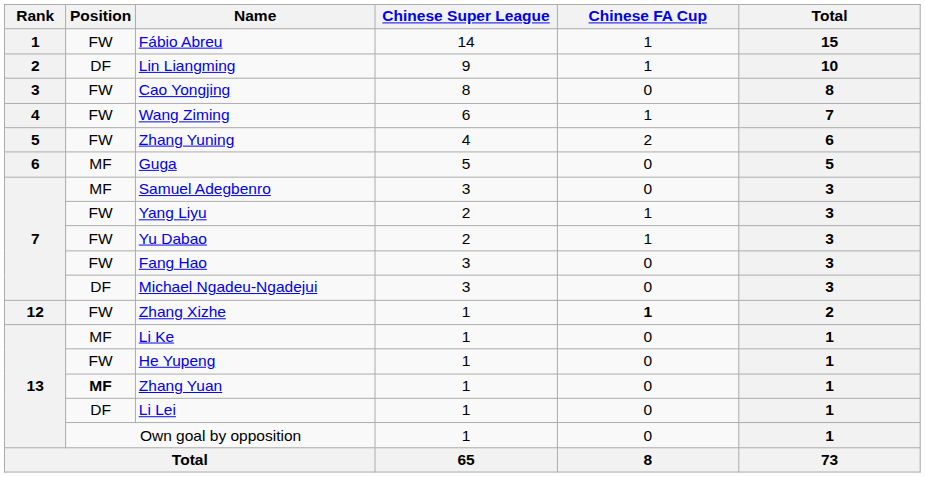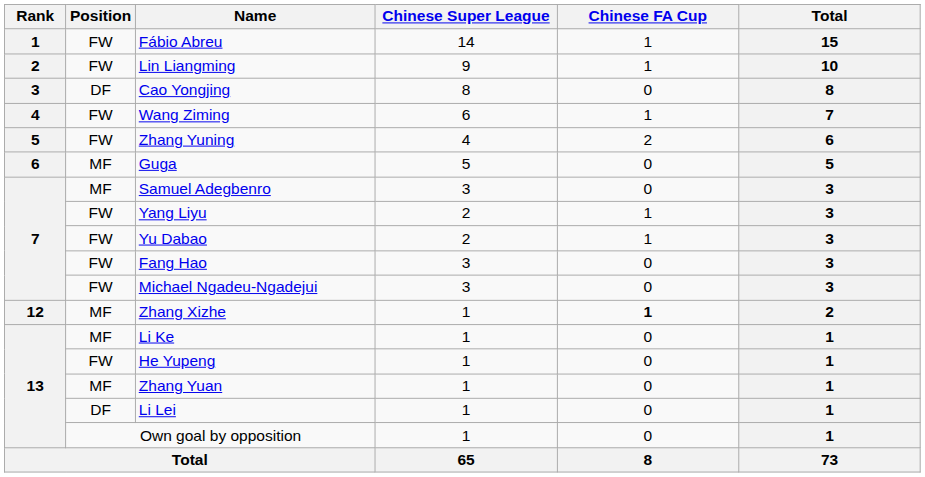(101, 66) DF -> (101, 66) FW
(101, 90) FW -> (101, 90) DF
(101, 287) DF -> (101, 287) FW
(101, 312) FW -> (101, 312) MF
(101, 386) bold -> (101, 386) normal
